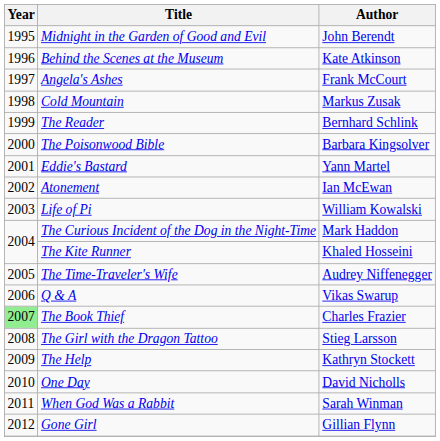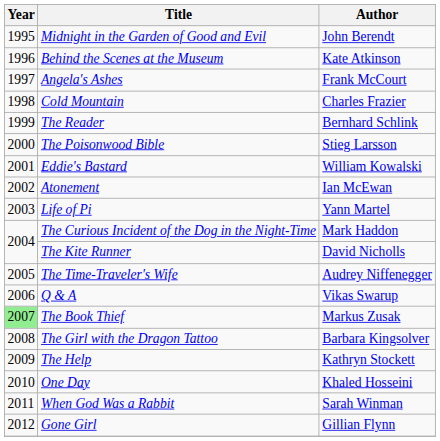(361, 101) Markus Zusak -> (364, 101) Charles Frazier
(376, 144) Barbara Kingsolver -> (360, 144) Stieg Larsson
(356, 166) Yann Martel -> (372, 166) William Kowalski
(372, 209) William Kowalski -> (356, 209) Yann Martel
(367, 252) Khaled Hosseini -> (364, 252) David Nicholls
(364, 317) Charles Frazier -> (361, 317) Markus Zusak
(360, 338) Stieg Larsson -> (376, 338) Barbara Kingsolver
(364, 381) David Nicholls -> (367, 381) Khaled Hosseini
